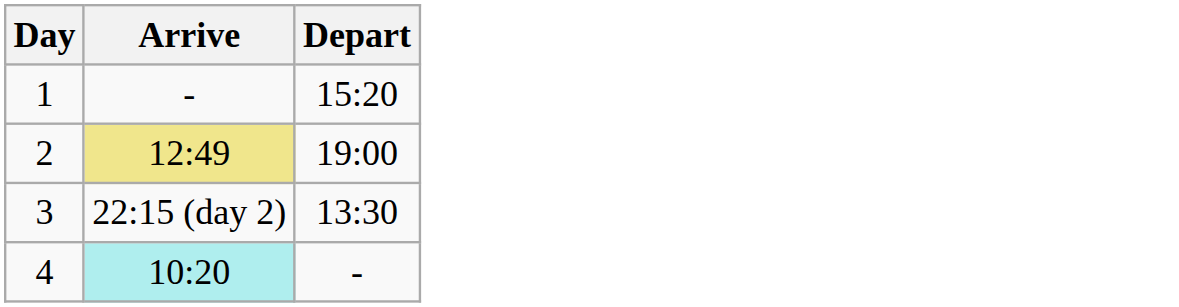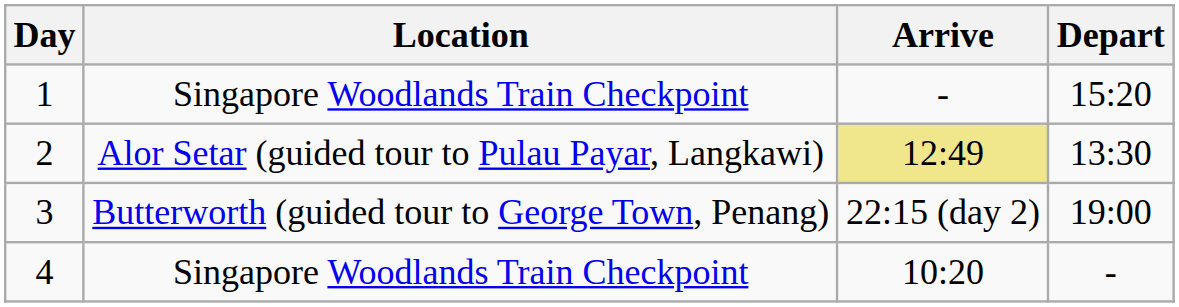+ column: (461, 34)
(357, 153) 19:00 -> (1111, 153) 13:30
(357, 212) 13:30 -> (1111, 212) 19:00
(189, 271) paleturquoise background -> (943, 271) no background
